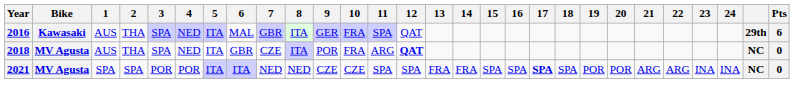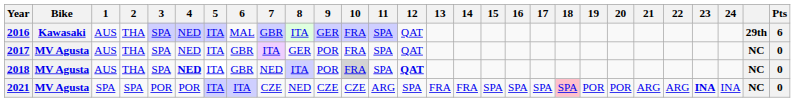+ row: (18, 51)
(189, 51) normal -> (189, 69) bold
(271, 51) CZE -> (271, 69) NED
(354, 51) no background -> (355, 69) lightgrey background
(383, 51) ARG -> (383, 69) SPA
(271, 69) NED -> (271, 88) CZE
(383, 69) SPA -> (383, 88) ARG
(542, 69) bold -> (543, 88) normal
(568, 69) no background -> (568, 88) pink background
(705, 69) normal -> (705, 88) bold
